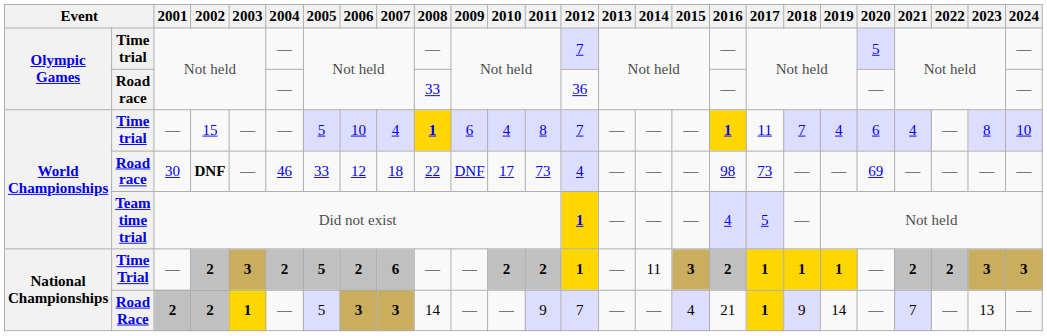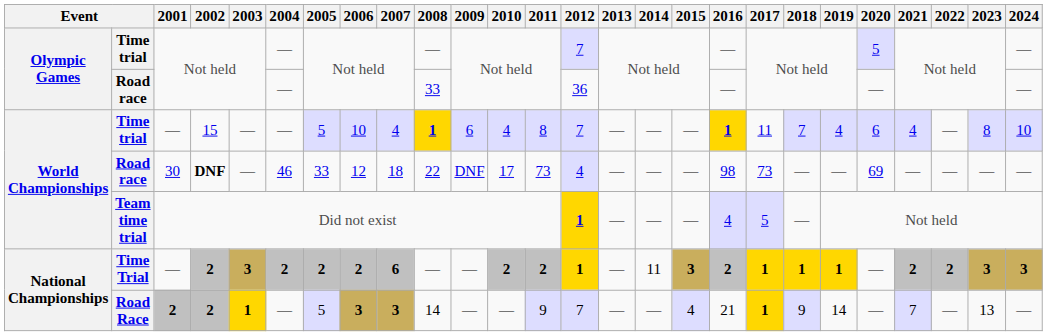(321, 269) 5 -> (321, 269) 2
